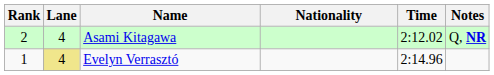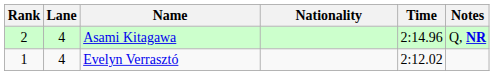(422, 37) 2:12.02 -> (422, 37) 2:14.96
(62, 59) khaki background -> (62, 59) no background
(422, 59) 2:14.96 -> (422, 59) 2:12.02
